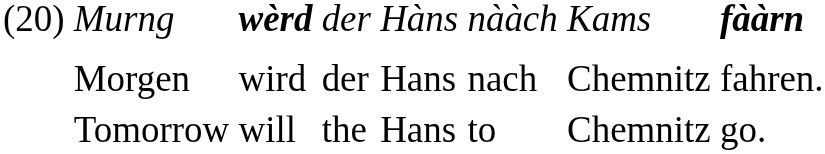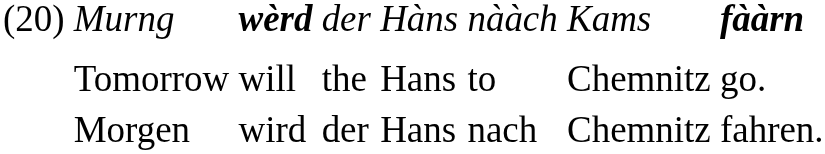rows swapped: (132, 79) <-> (151, 129)
